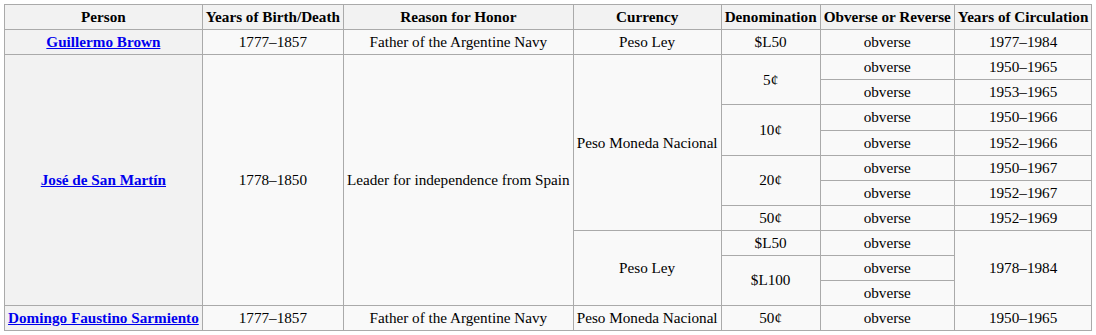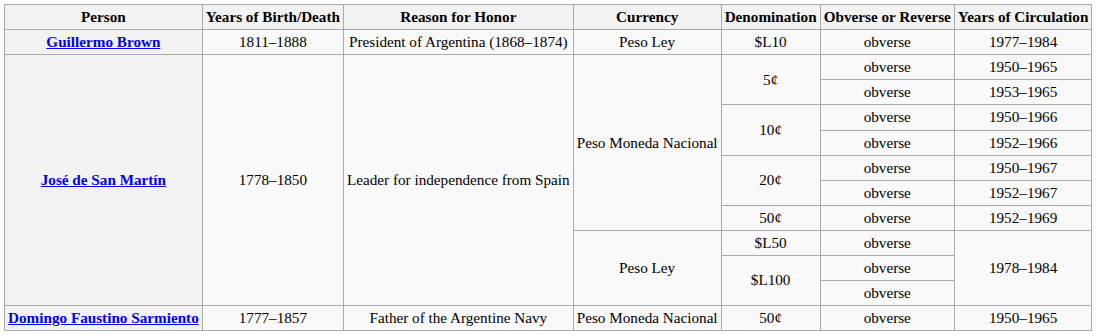(273, 42) 1777–1857 -> (273, 42) 1811–1888
(458, 42) Father of the Argentine Navy -> (458, 42) President of Argentina (1868–1874)
(771, 42) $L50 -> (771, 42) $L10
